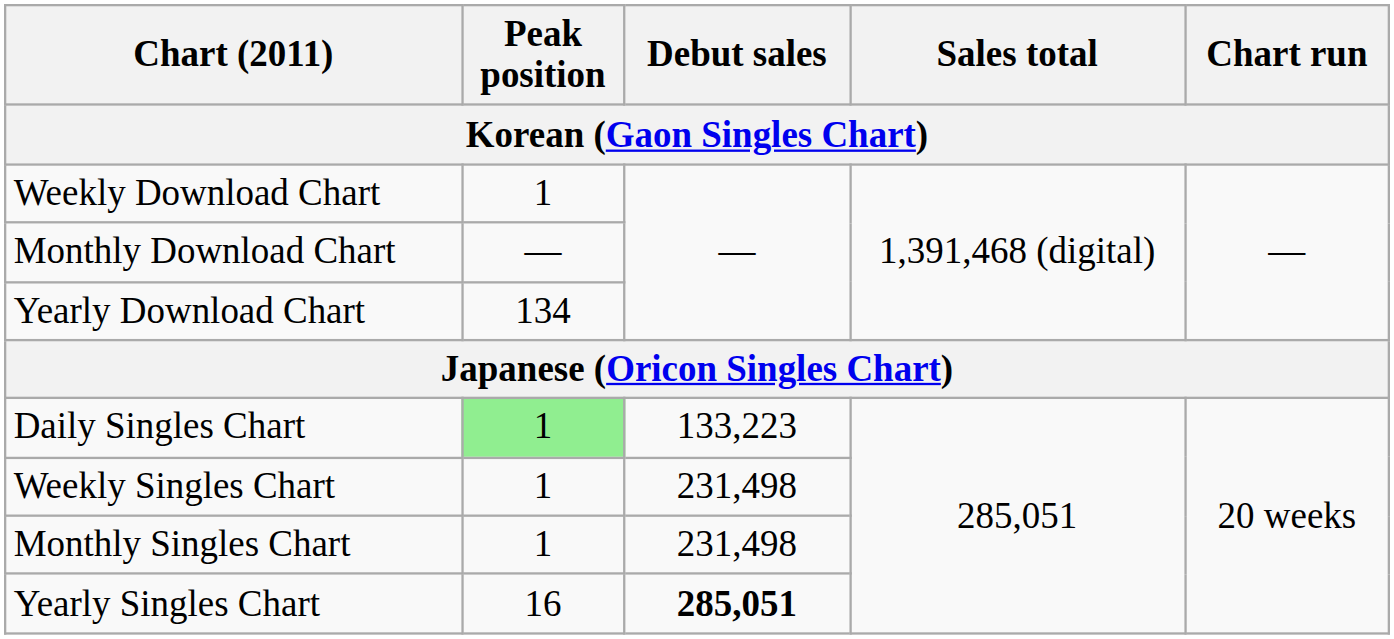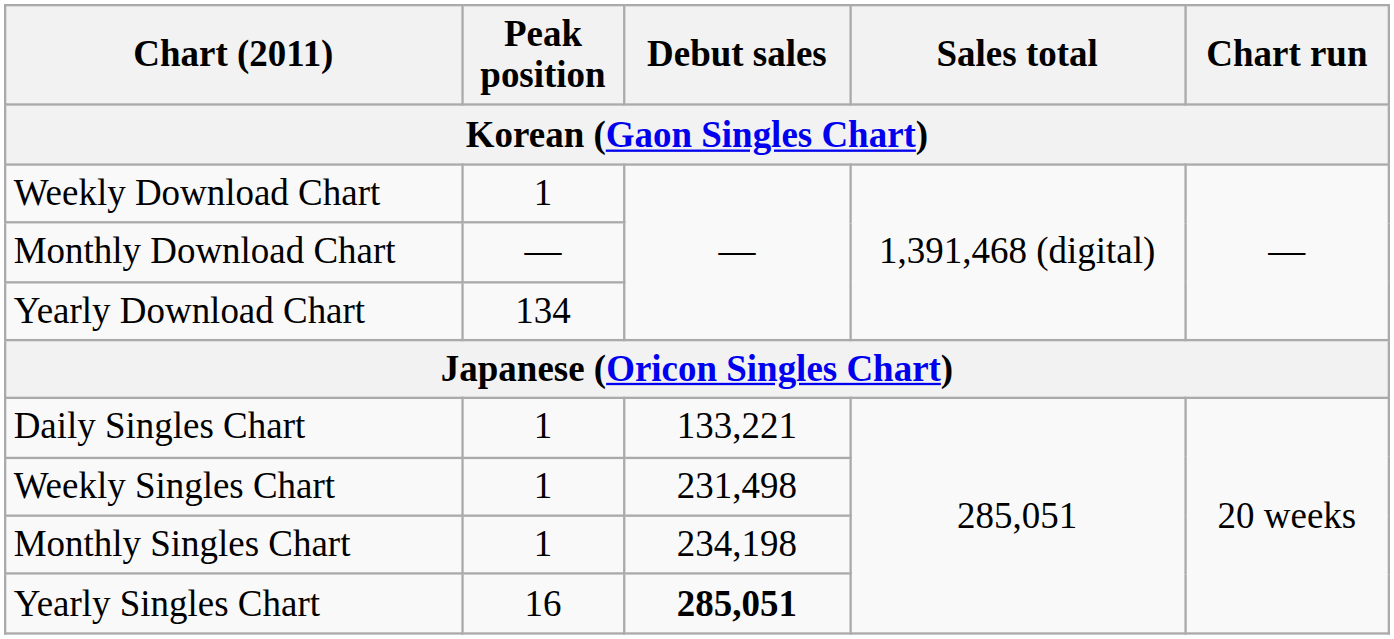(543, 427) lightgreen background -> (543, 427) no background
(737, 427) 133,223 -> (737, 427) 133,221
(737, 544) 231,498 -> (737, 544) 234,198
